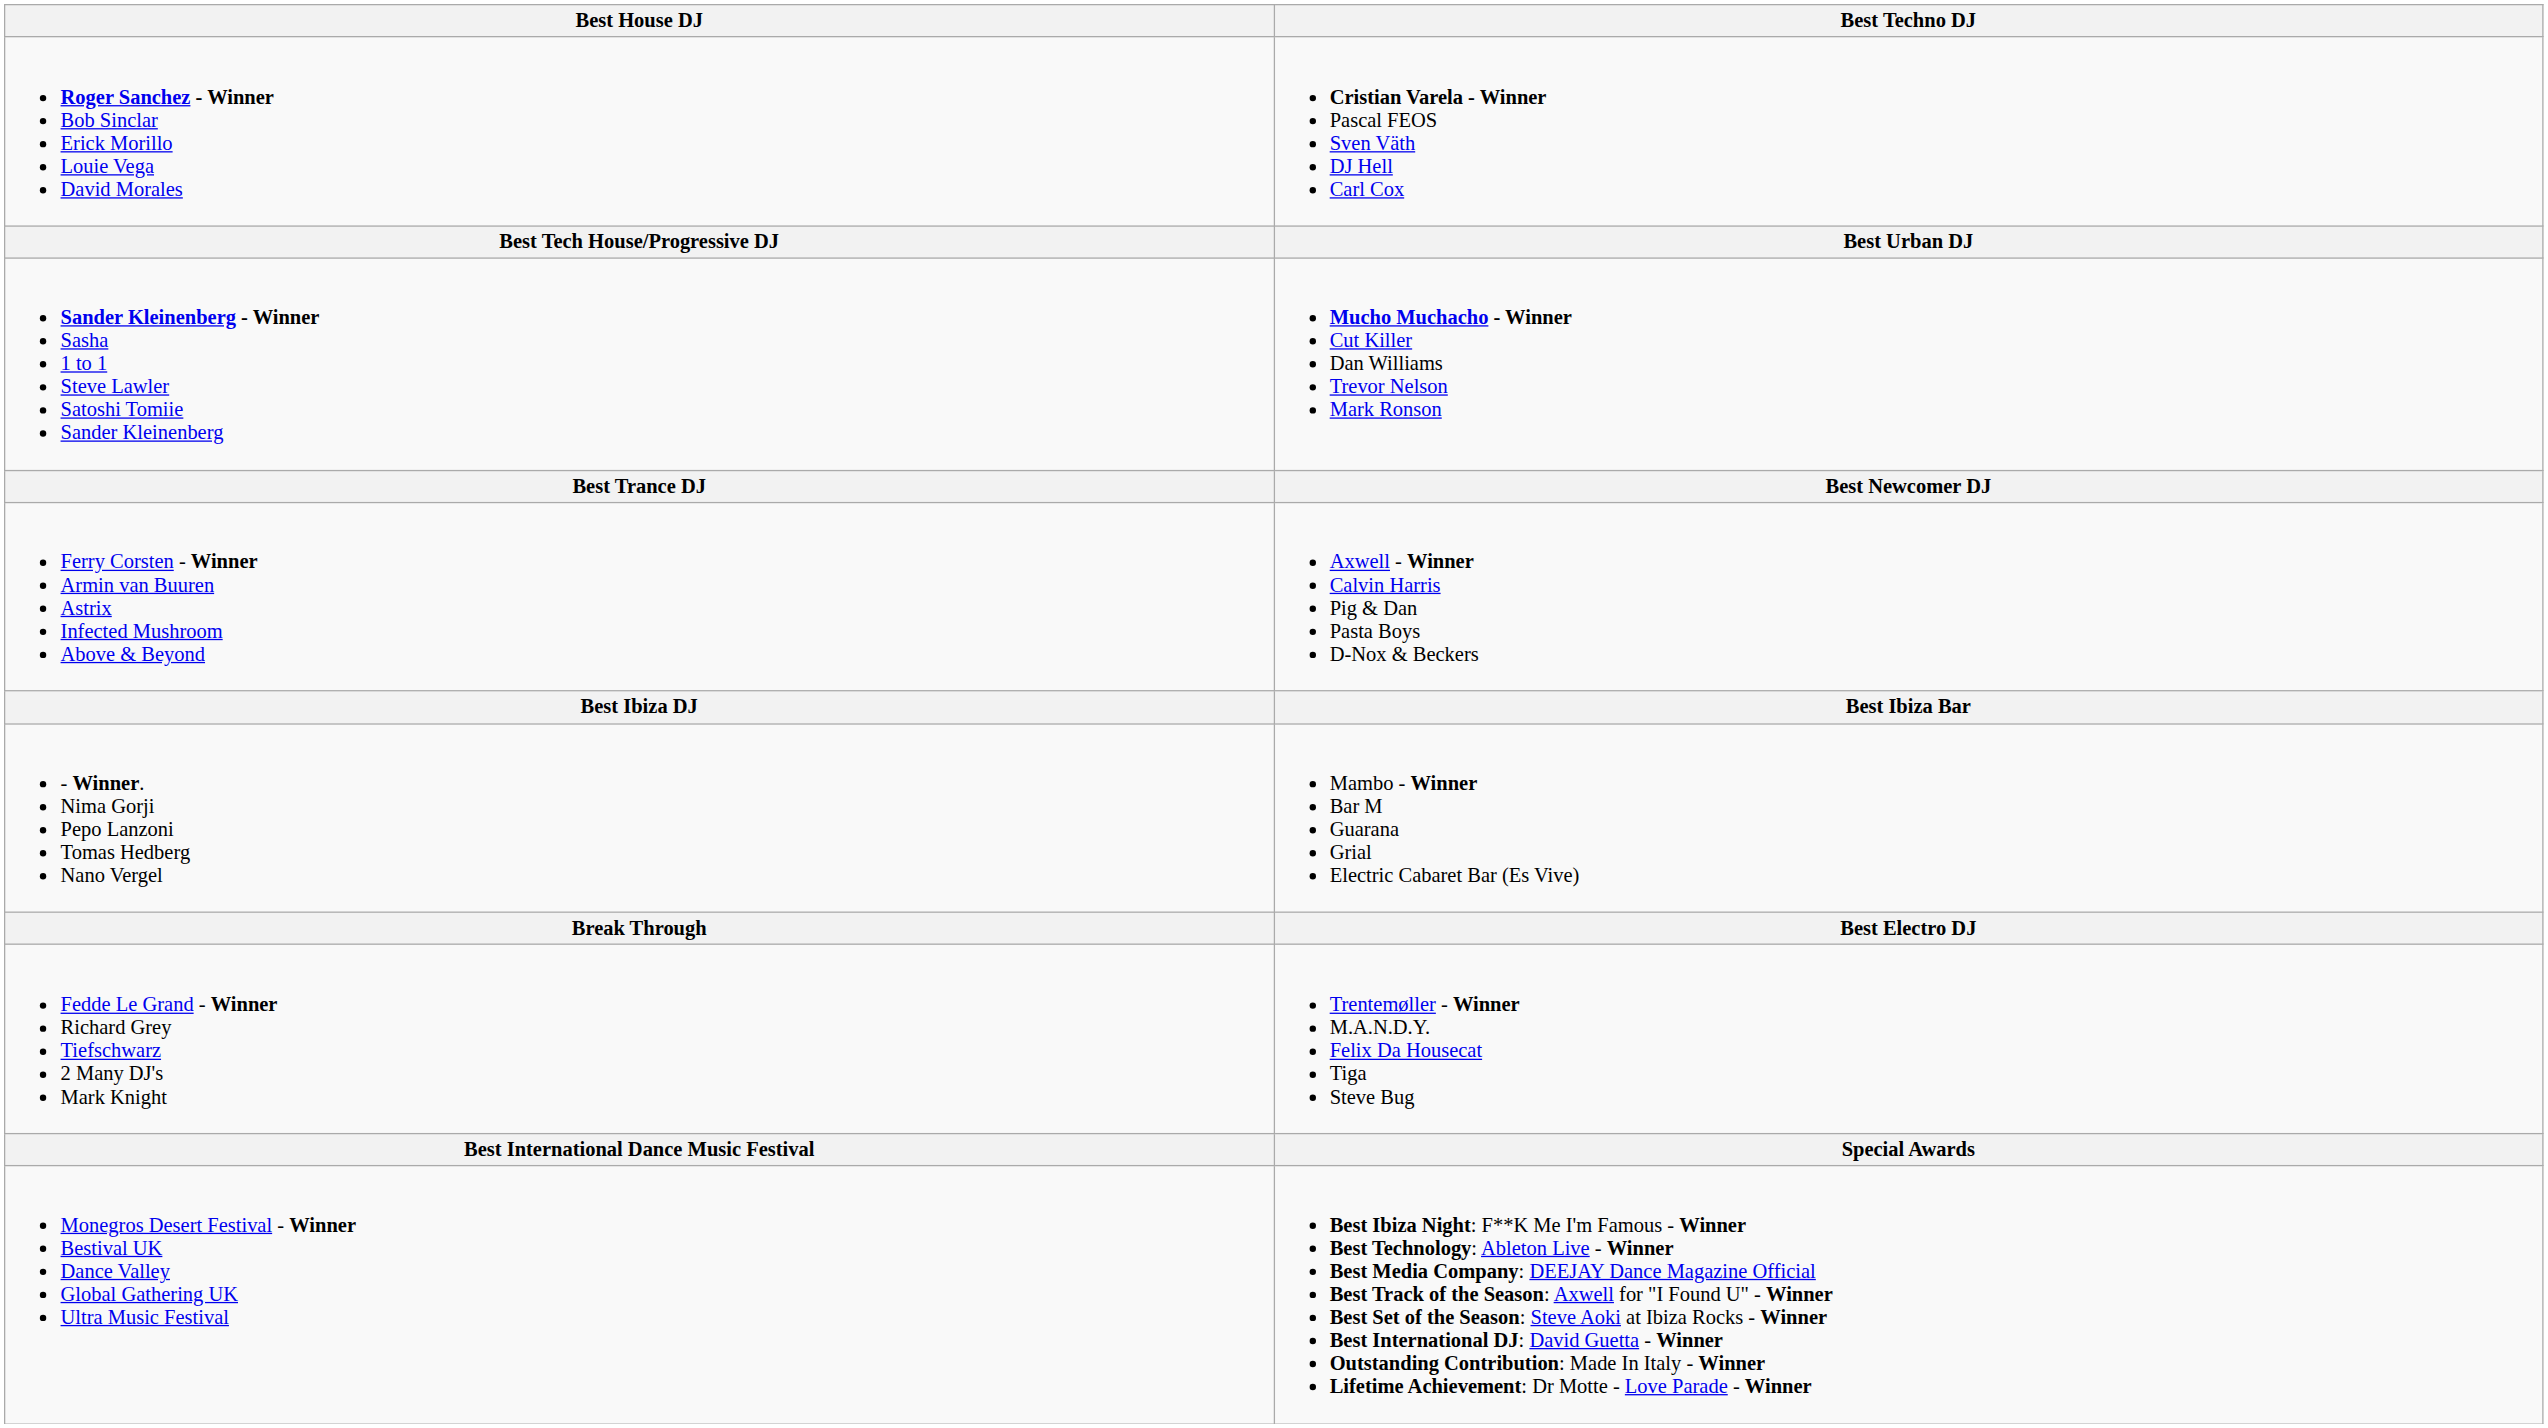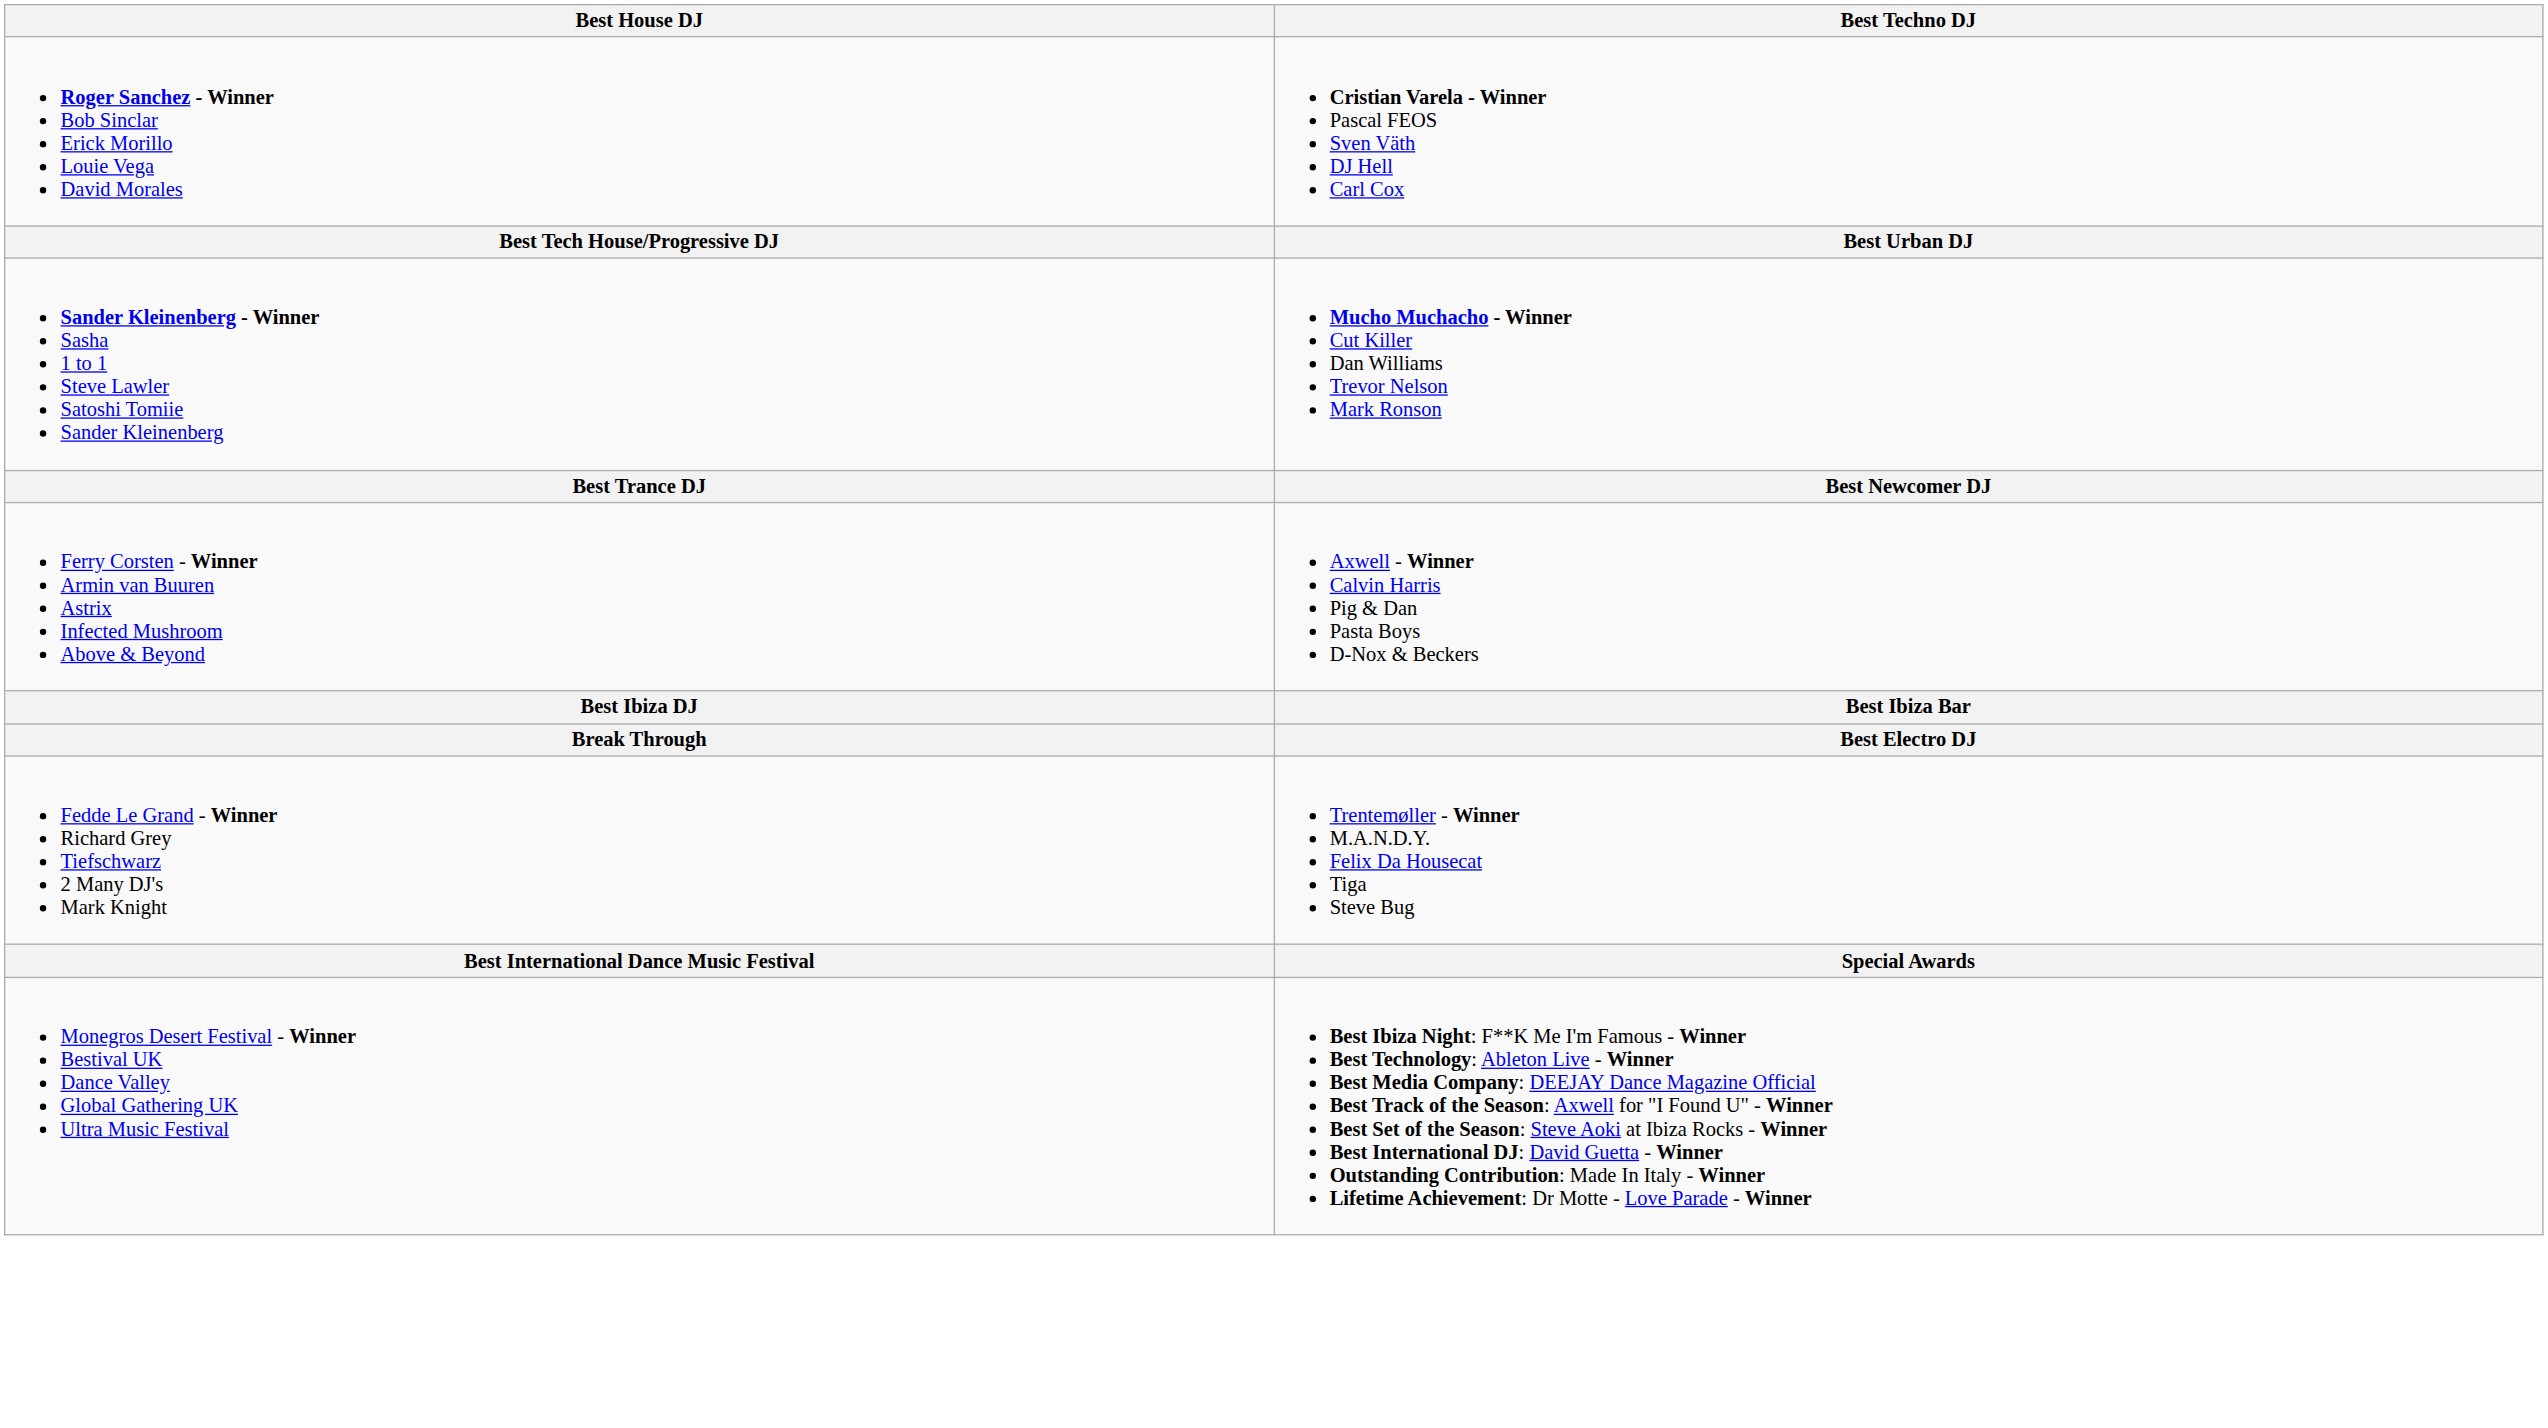- row: (639, 829)
